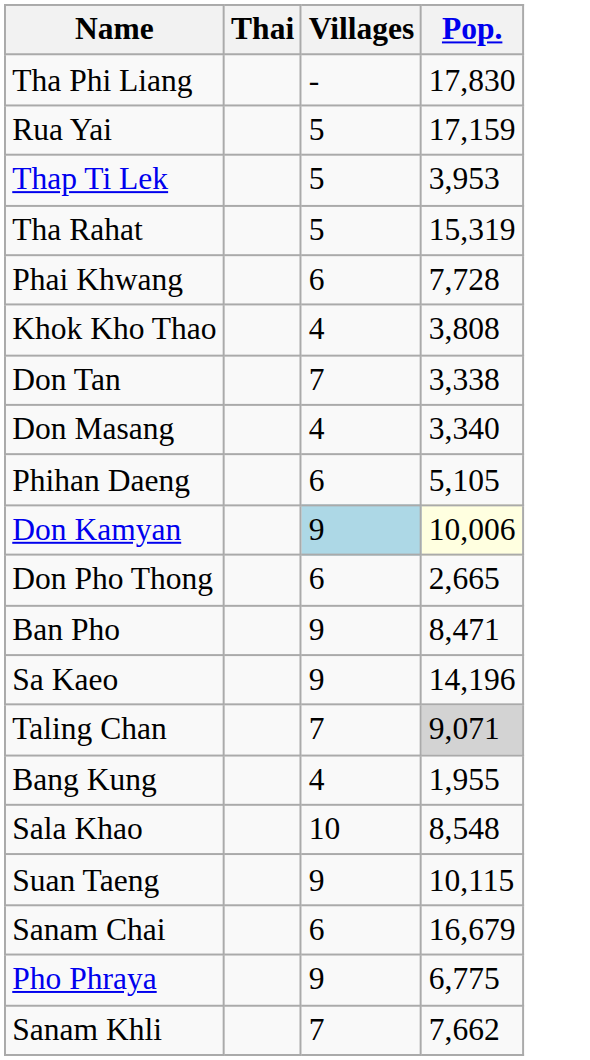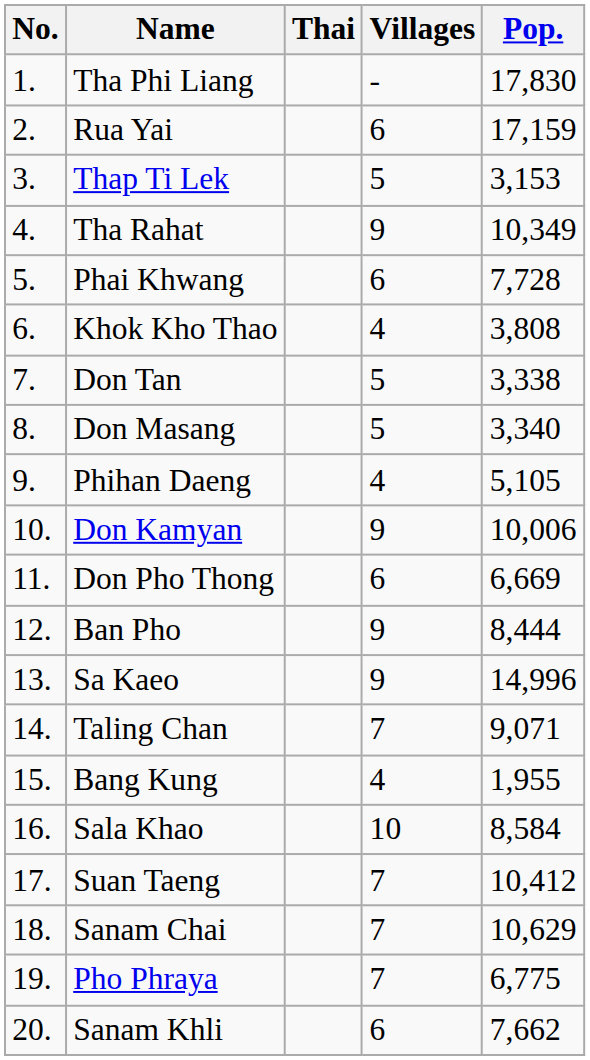+ column: (35, 29)
(317, 129) 5 -> (377, 129) 6
(464, 179) 3,953 -> (525, 179) 3,153
(317, 229) 5 -> (377, 229) 9
(472, 229) 15,319 -> (533, 229) 10,349
(317, 379) 7 -> (377, 379) 5
(317, 429) 4 -> (377, 429) 5
(317, 479) 6 -> (377, 479) 4
(317, 529) lightblue background -> (377, 529) no background
(472, 529) lightyellow background -> (533, 529) no background
(464, 579) 2,665 -> (525, 579) 6,669
(464, 629) 8,471 -> (525, 629) 8,444
(472, 679) 14,196 -> (533, 679) 14,996
(464, 729) lightgrey background -> (525, 729) no background
(464, 829) 8,548 -> (525, 829) 8,584
(317, 879) 9 -> (377, 879) 7
(472, 879) 10,115 -> (533, 879) 10,412
(317, 929) 6 -> (377, 929) 7
(472, 929) 16,679 -> (533, 929) 10,629
(317, 979) 9 -> (377, 979) 7
(317, 1029) 7 -> (377, 1029) 6
